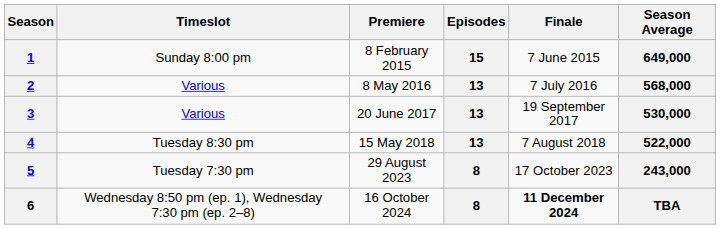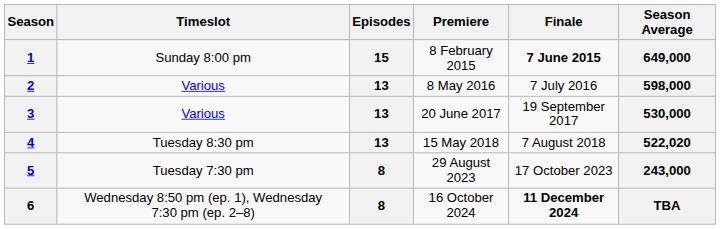columns swapped: (476, 22) <-> (397, 22)
(564, 57) normal -> (564, 57) bold
(667, 86) 568,000 -> (667, 86) 598,000
(667, 142) 522,000 -> (667, 142) 522,020
